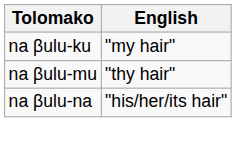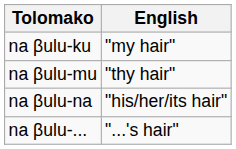+ row: (48, 130)
